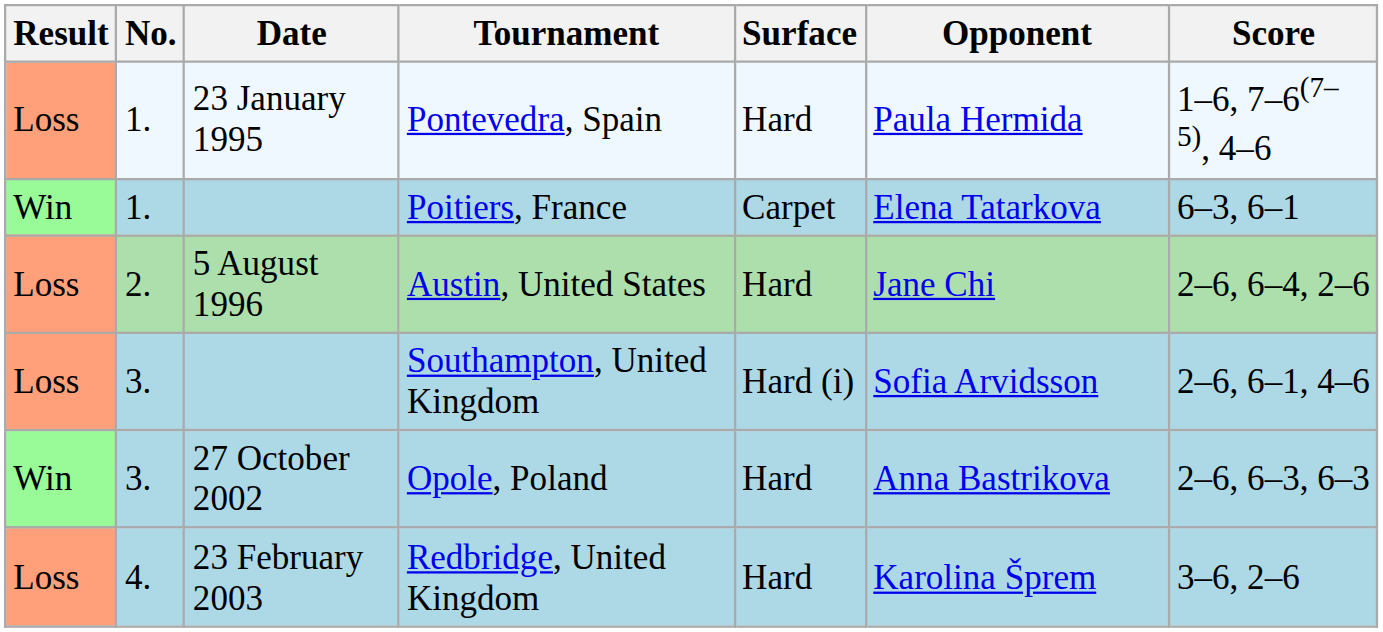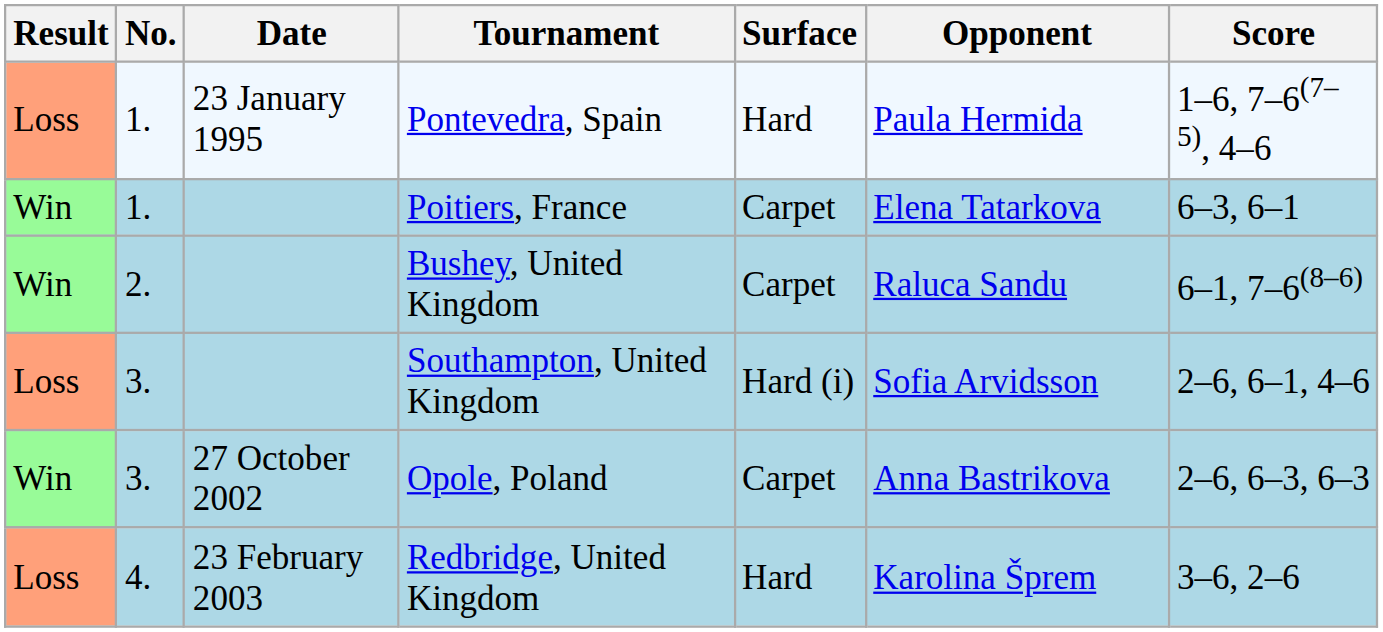- row: (556, 283)
+ row: (515, 283)
(777, 478) Hard -> (789, 478) Carpet
